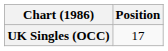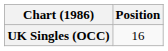(138, 35) 17 -> (138, 35) 16
